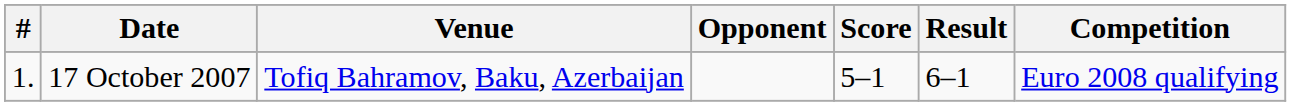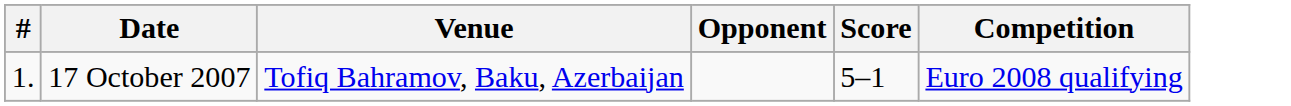- column: (966, 28)
